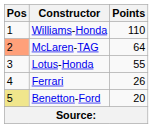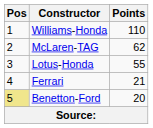(10, 47) lightsalmon background -> (10, 47) no background
(139, 47) 64 -> (139, 47) 62
(139, 81) 26 -> (139, 81) 21
